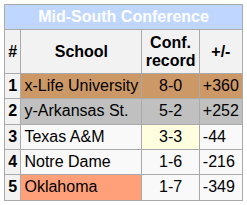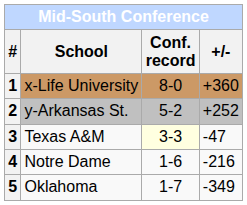(214, 136) -44 -> (214, 136) -47
(61, 187) lightsalmon background -> (61, 187) no background
